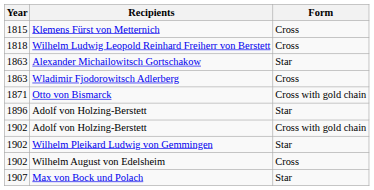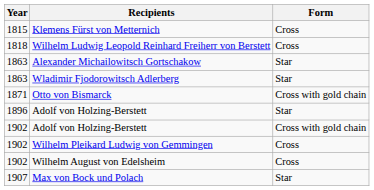(287, 78) Cross -> (284, 78) Star
(284, 144) Star -> (287, 144) Cross
